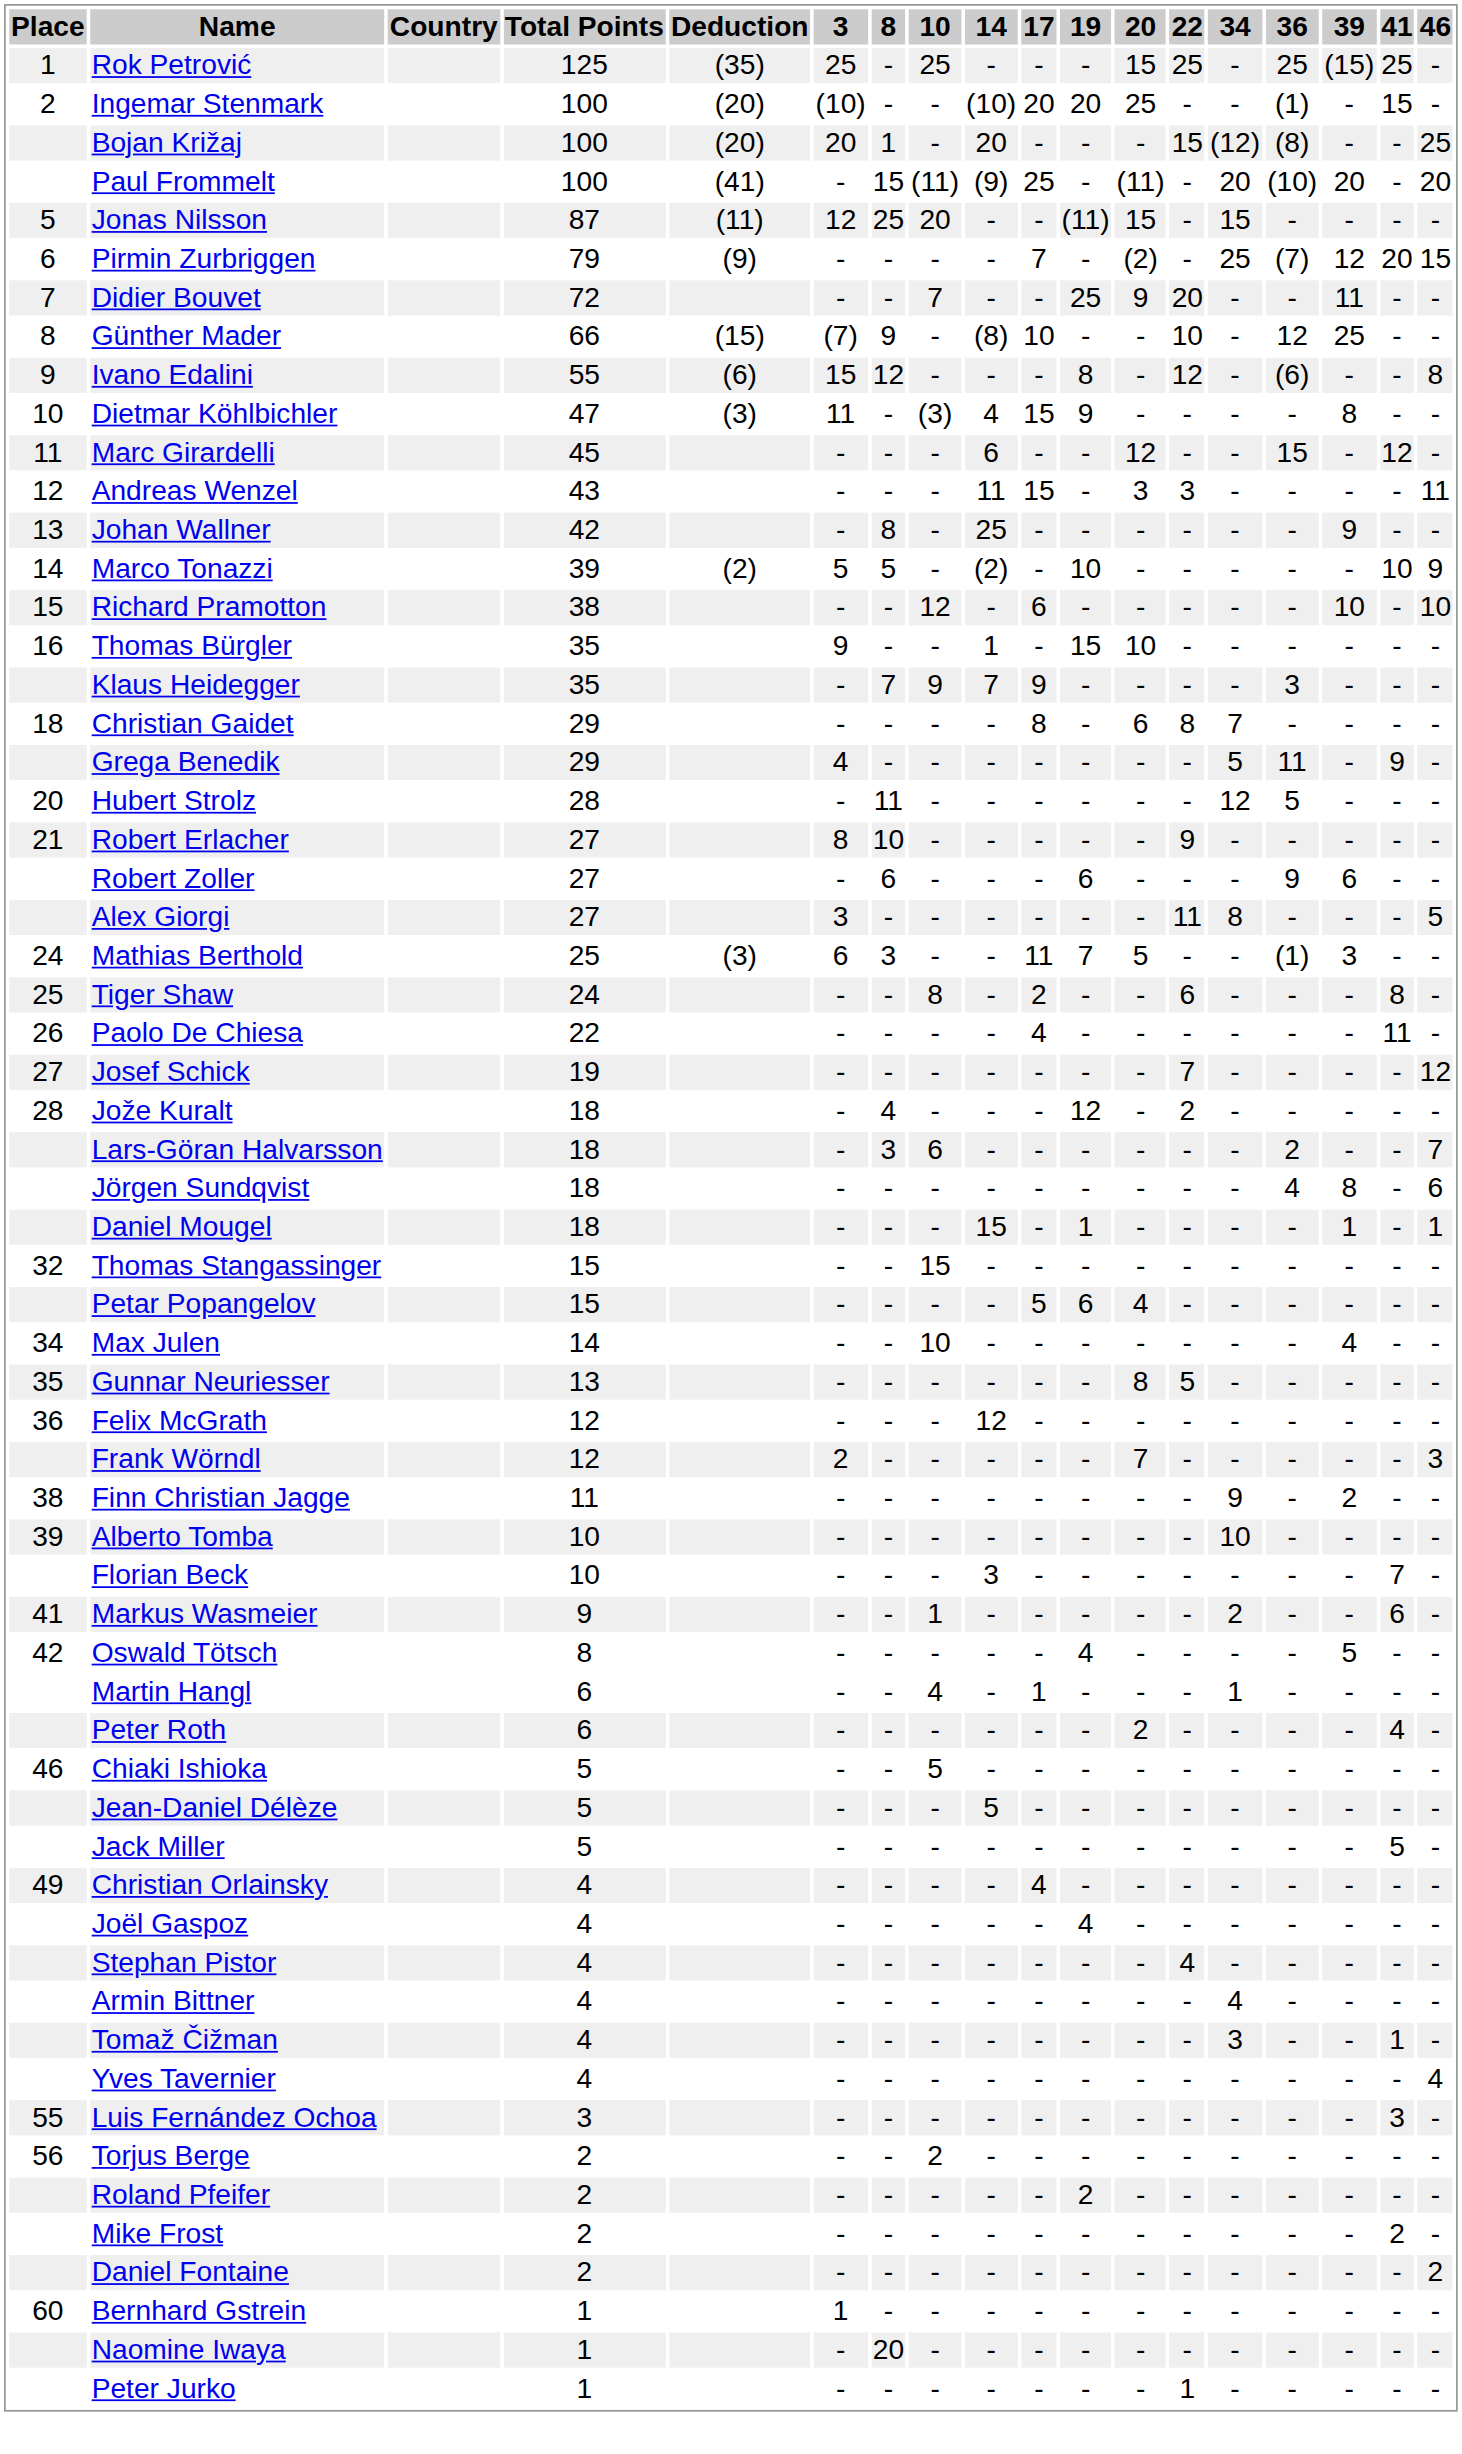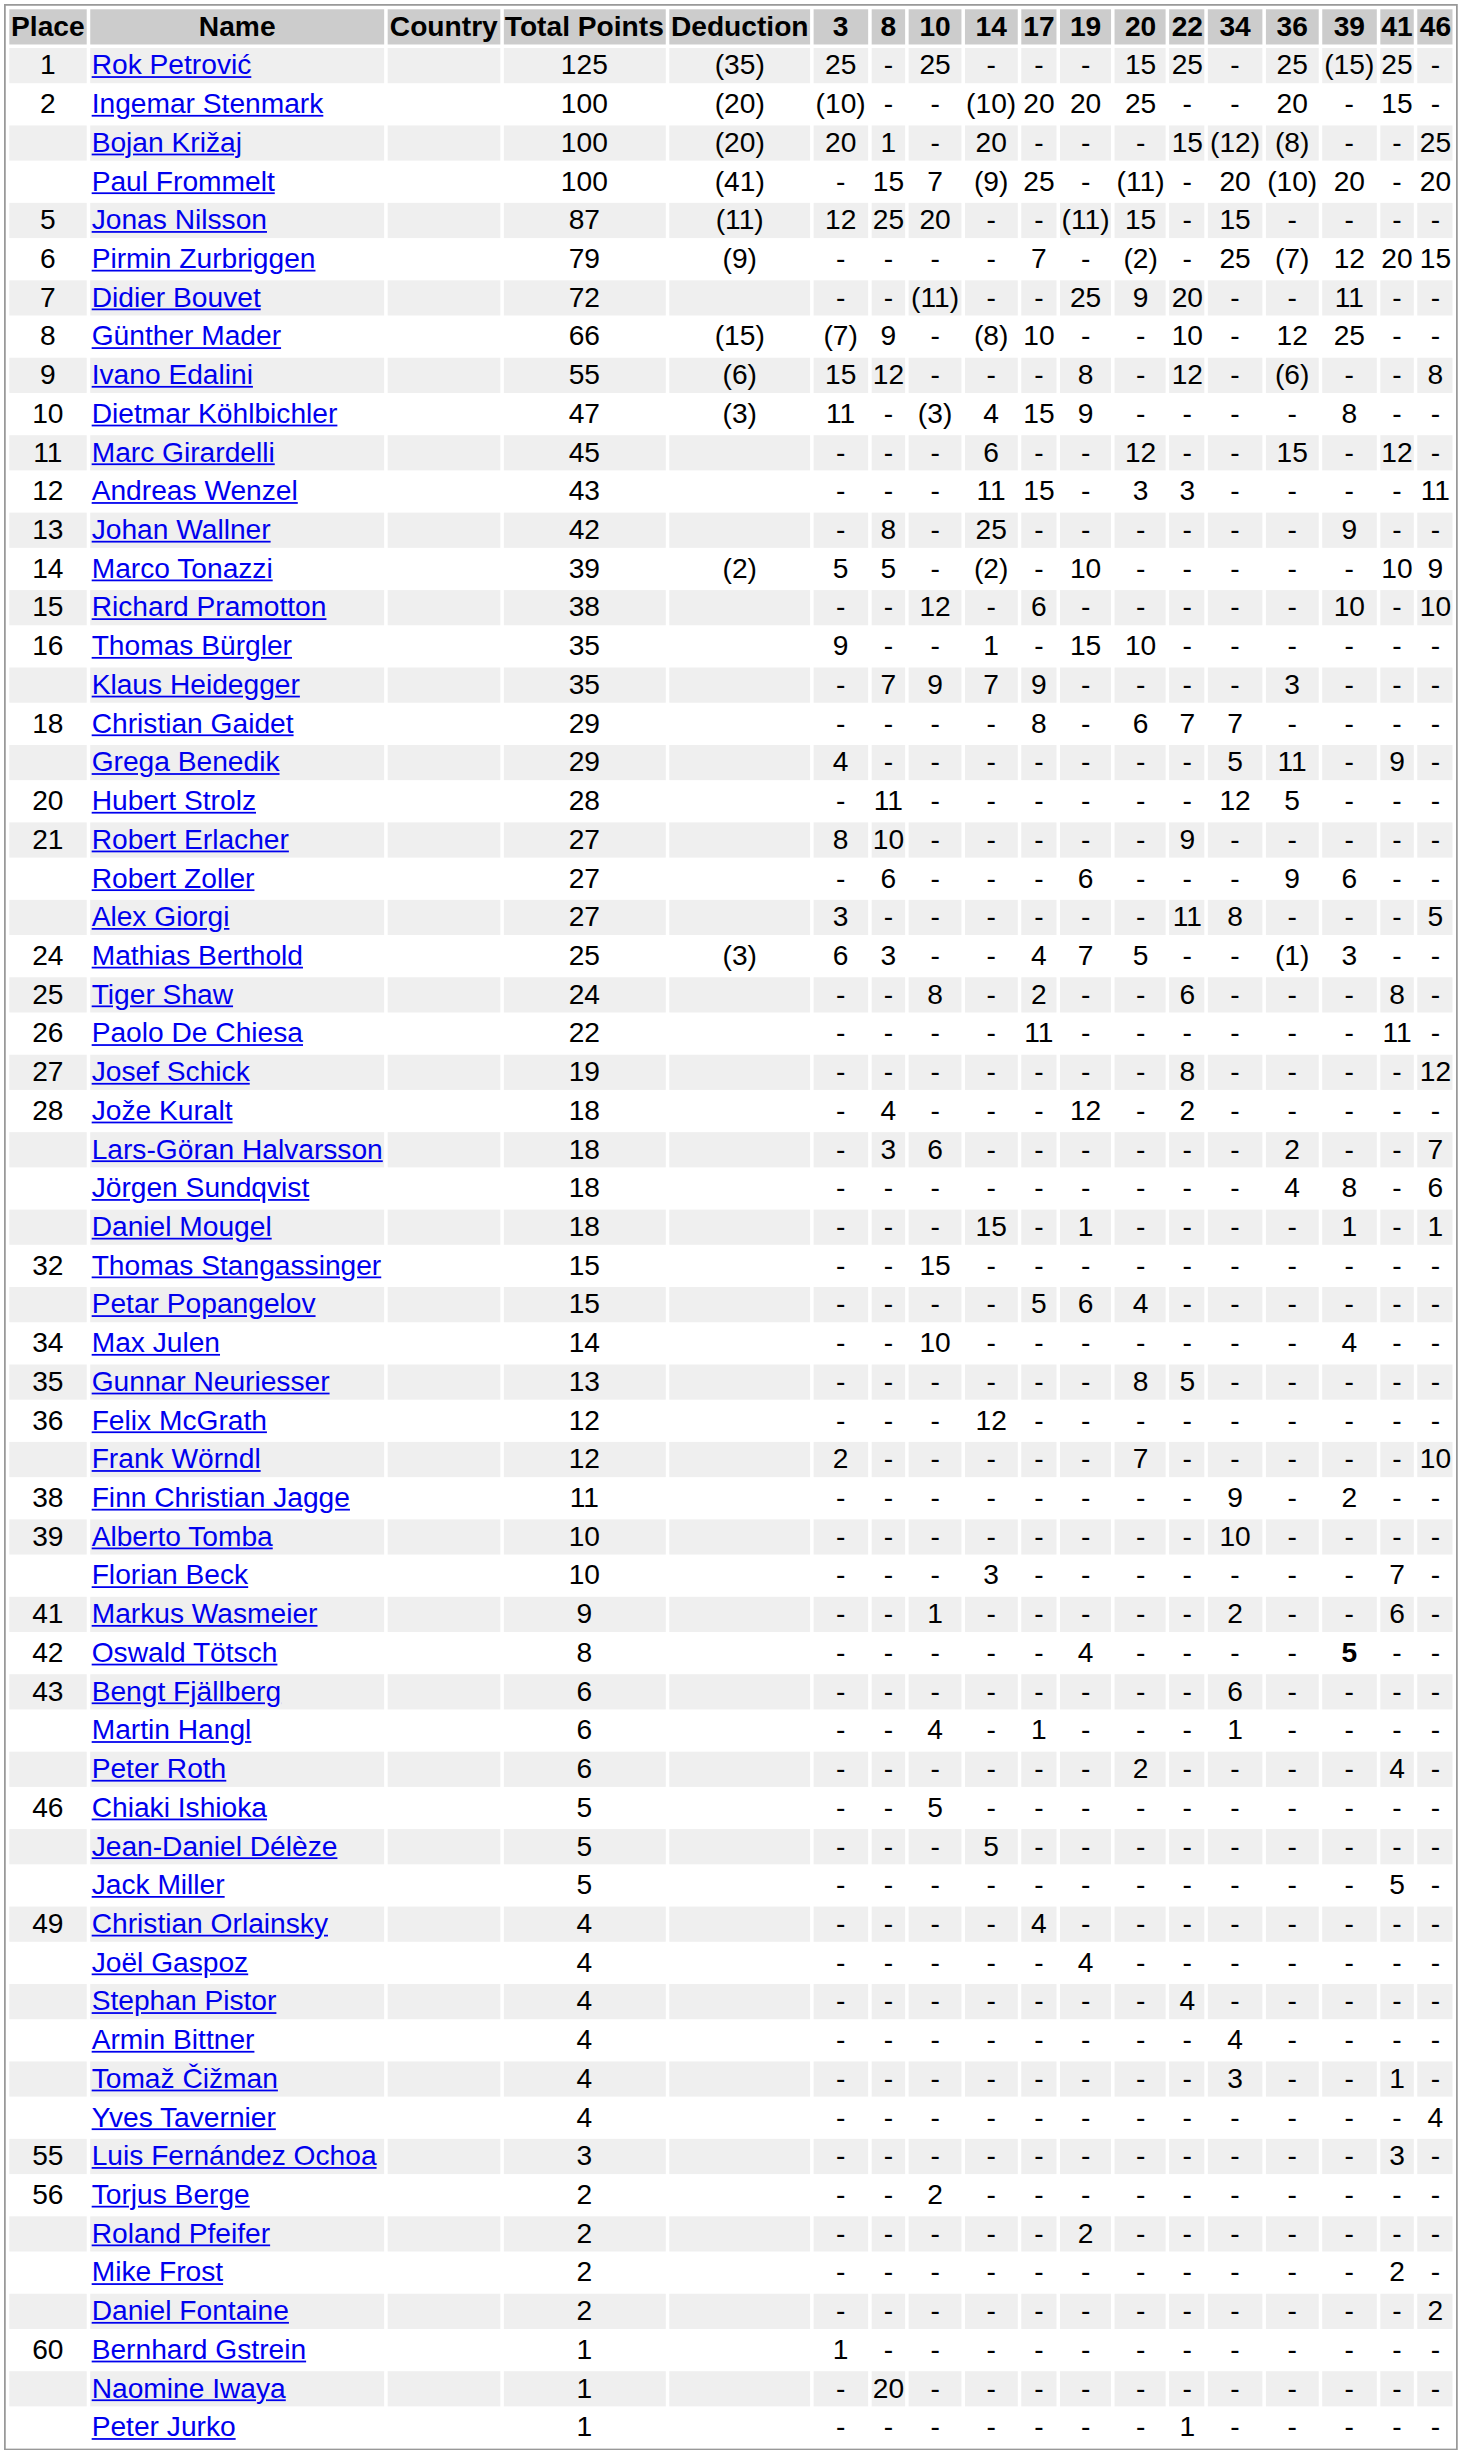(1292, 103) (1) -> (1292, 103) 20
(935, 181) (11) -> (935, 181) 7
(935, 297) 7 -> (935, 297) (11)
(1187, 723) 8 -> (1187, 723) 7
(1039, 955) 11 -> (1039, 955) 4
(1039, 1033) 4 -> (1039, 1033) 11
(1187, 1071) 7 -> (1187, 1071) 8
(1435, 1459) 3 -> (1435, 1459) 10
(1349, 1652) normal -> (1349, 1652) bold
+ row: (186, 1691)
